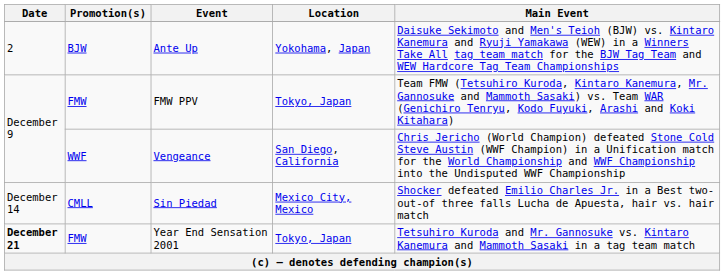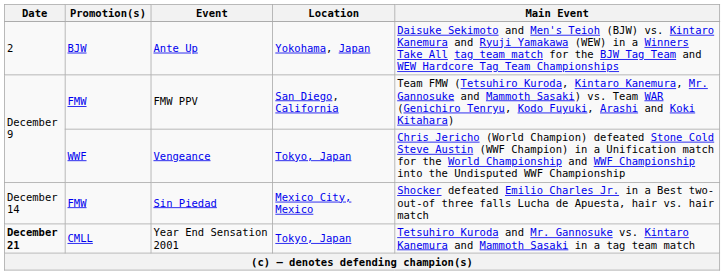(313, 102) Tokyo, Japan -> (307, 102) San Diego, California
(307, 156) San Diego, California -> (313, 156) Tokyo, Japan
(80, 203) CMLL -> (77, 203) FMW
(77, 239) FMW -> (80, 239) CMLL
